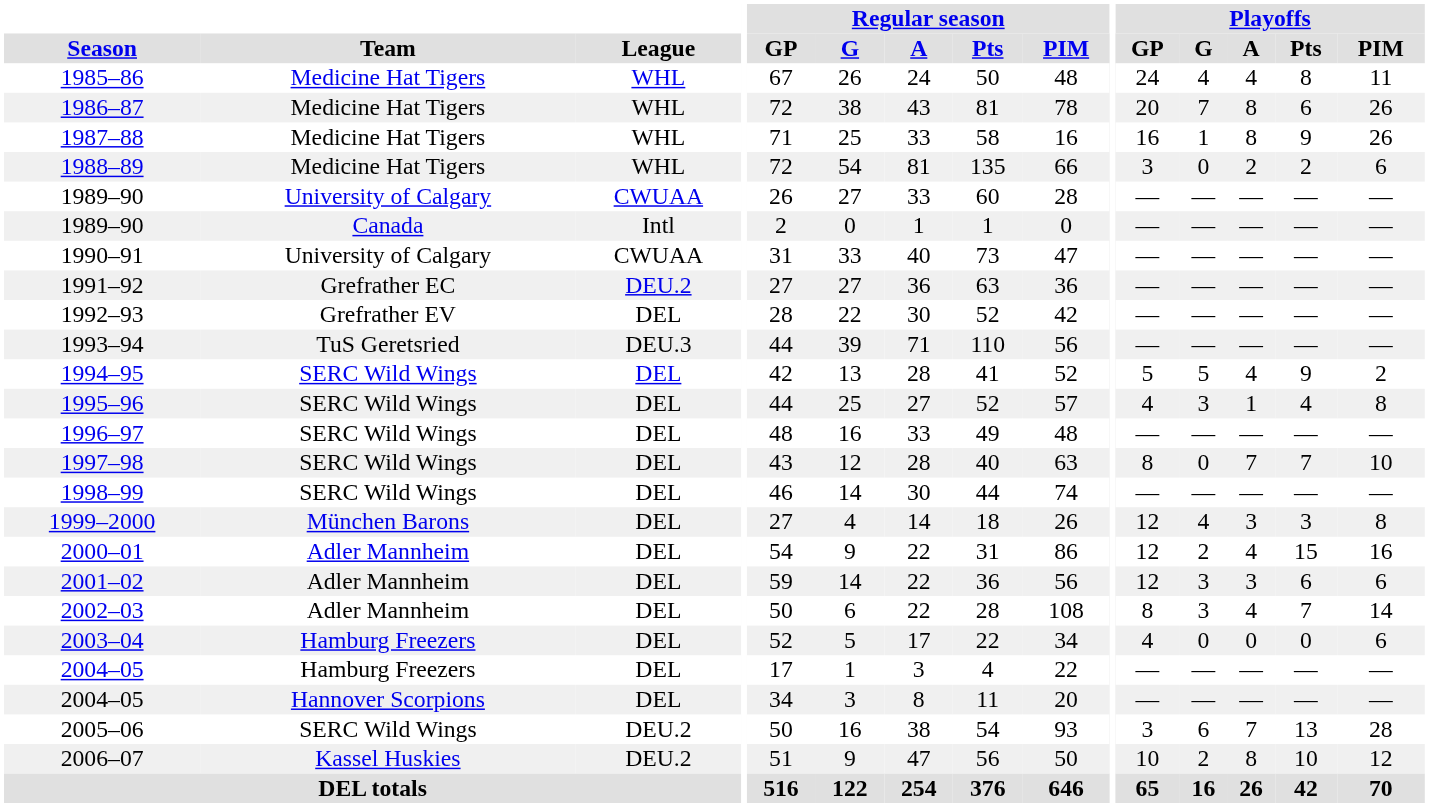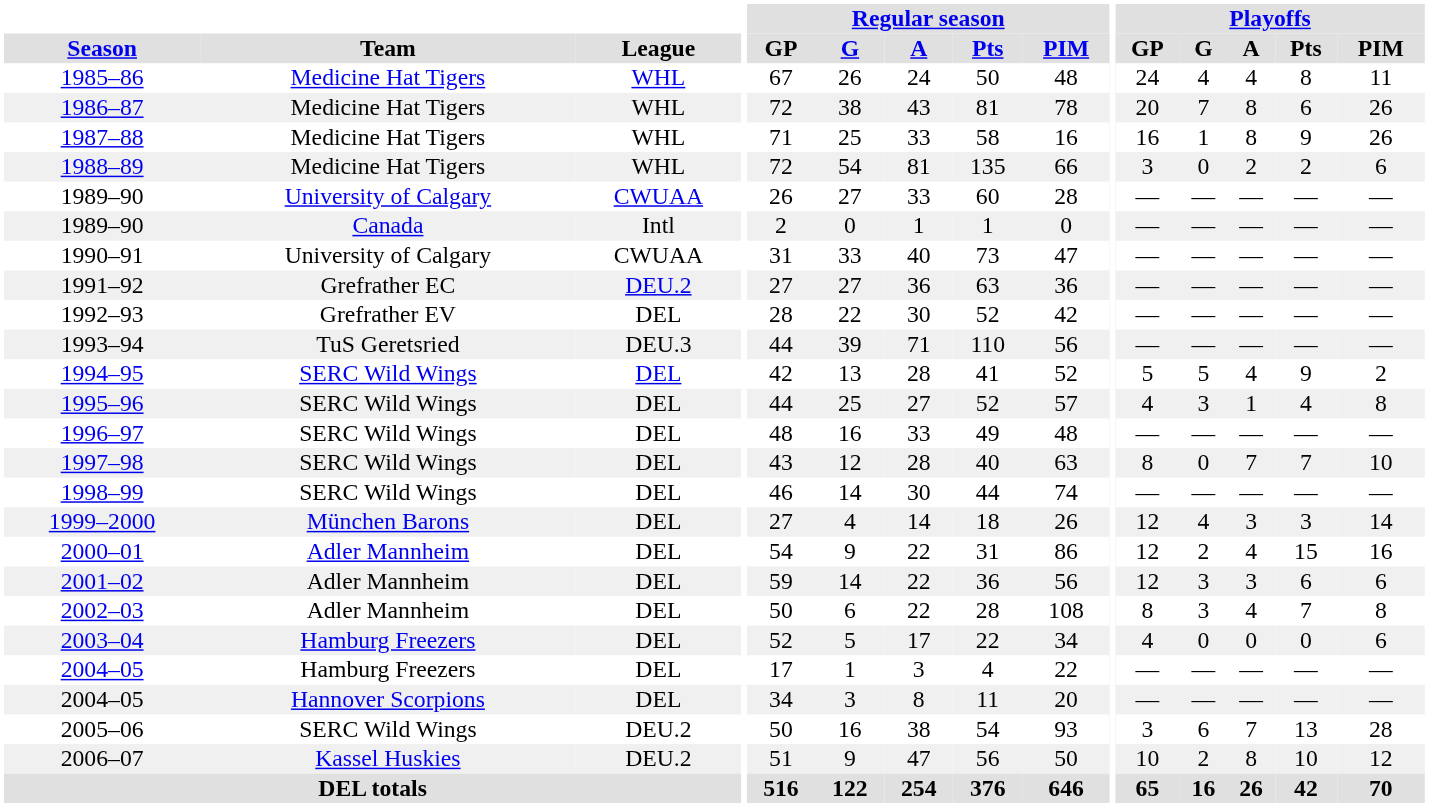(1381, 521) 8 -> (1381, 521) 14
(1381, 610) 14 -> (1381, 610) 8
